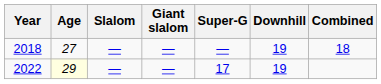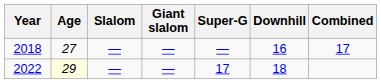(280, 48) 19 -> (280, 48) 16
(343, 48) 18 -> (343, 48) 17
(280, 68) 19 -> (280, 68) 18
